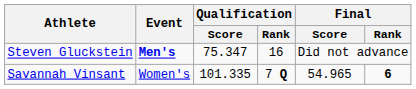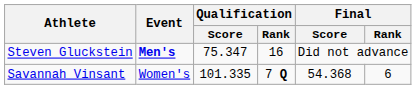(330, 74) 54.965 -> (330, 74) 54.368
(388, 74) bold -> (388, 74) normal
